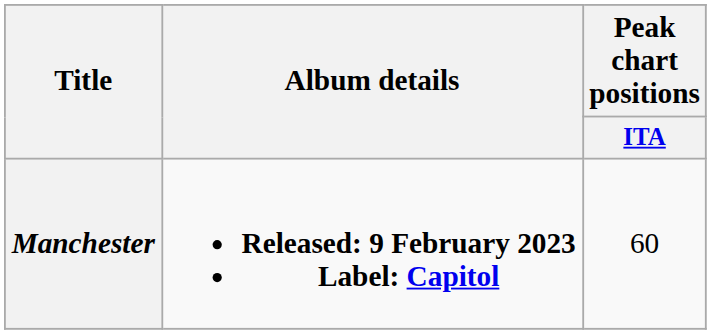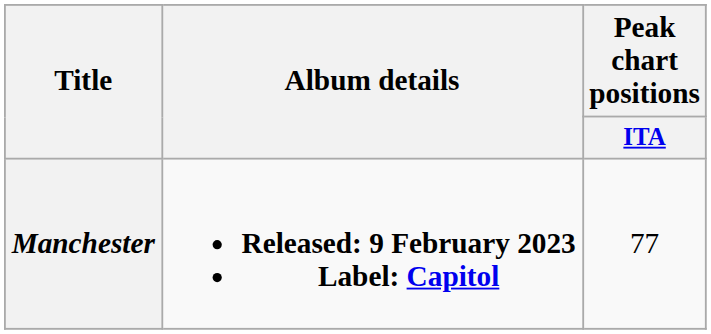(645, 243) 60 -> (645, 243) 77
